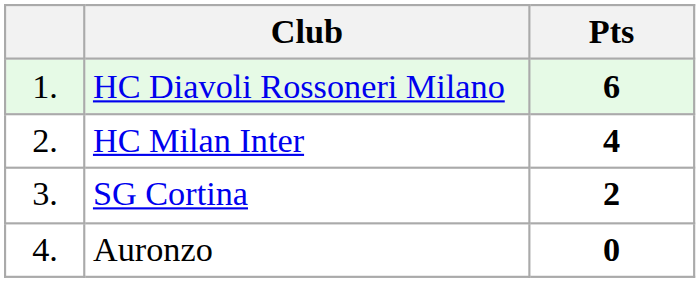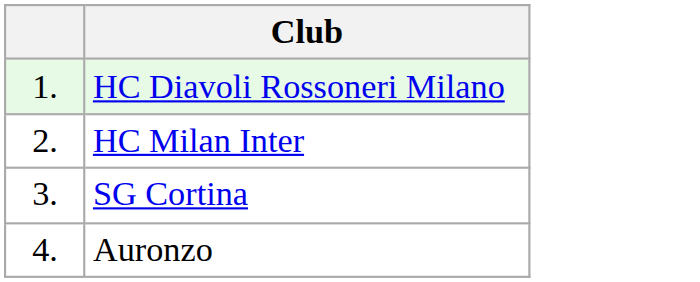- column: (612, 31)
